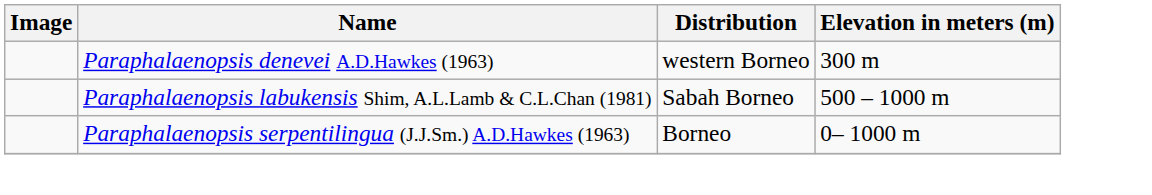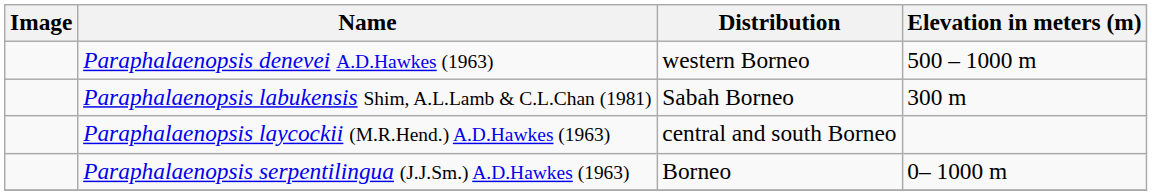(850, 60) 300 m -> (972, 60) 500 – 1000 m
(885, 97) 500 – 1000 m -> (937, 97) 300 m
+ row: (347, 134)
